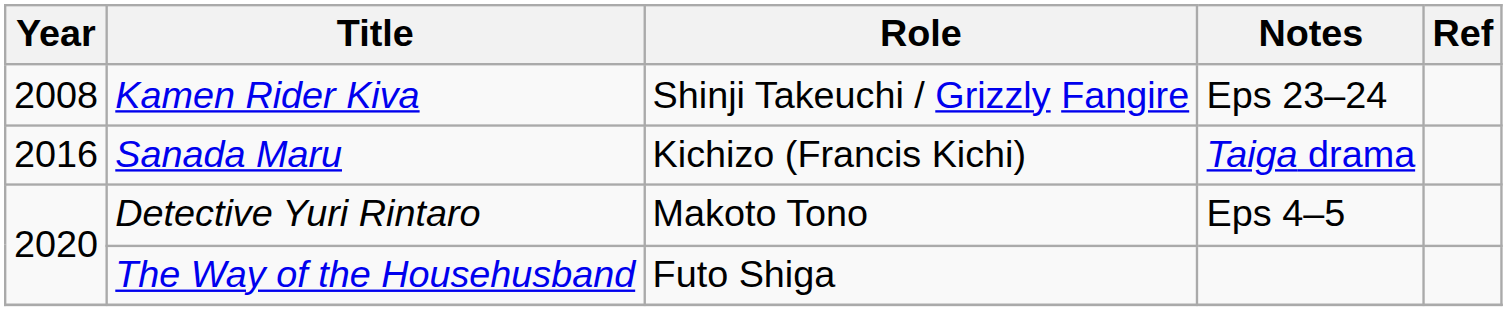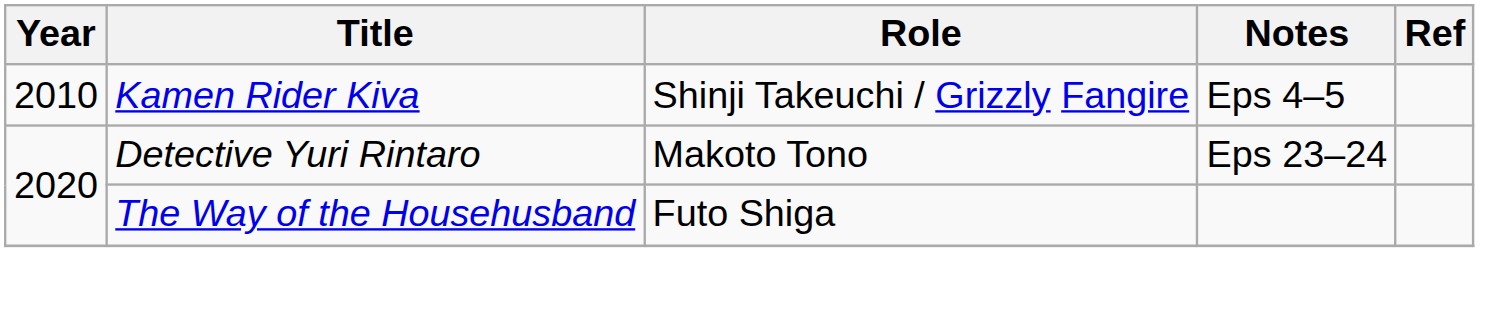(56, 94) 2008 -> (56, 94) 2010
(1297, 94) Eps 23–24 -> (1276, 94) Eps 4–5
- row: (229, 154)
(1276, 214) Eps 4–5 -> (1297, 154) Eps 23–24
